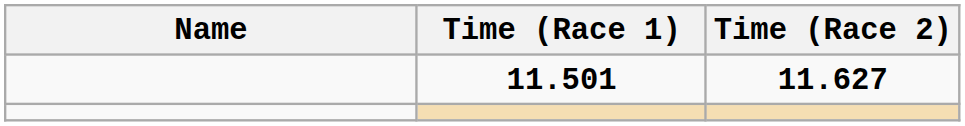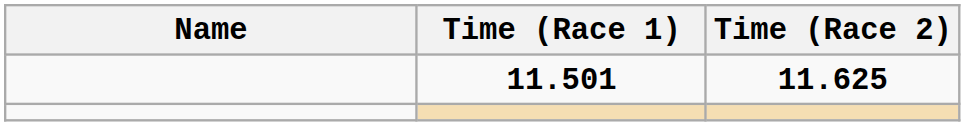(833, 80) 11.627 -> (833, 80) 11.625
